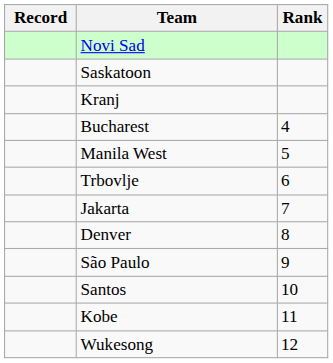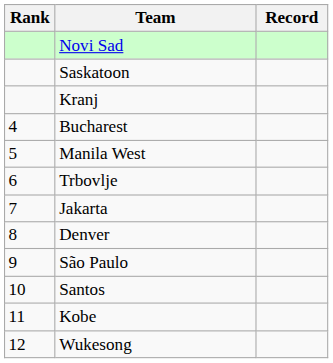columns swapped: (302, 18) <-> (41, 18)
